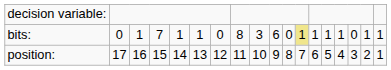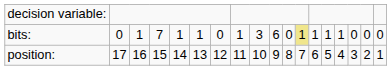(240, 34) 8 -> (240, 34) 1
(367, 34) 1 -> (367, 34) 0
(380, 34) 1 -> (380, 34) 0
